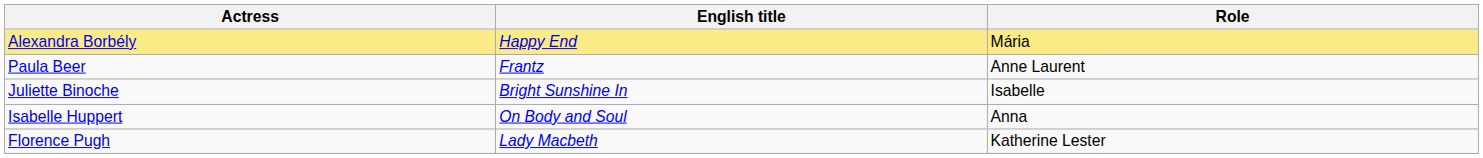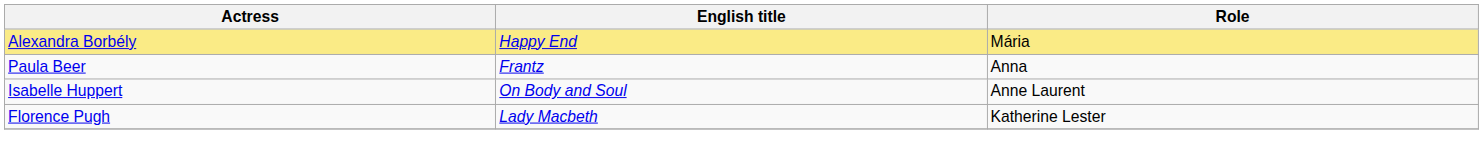(1038, 66) Anne Laurent -> (1009, 66) Anna
- row: (63, 91)
(1009, 116) Anna -> (1038, 91) Anne Laurent
